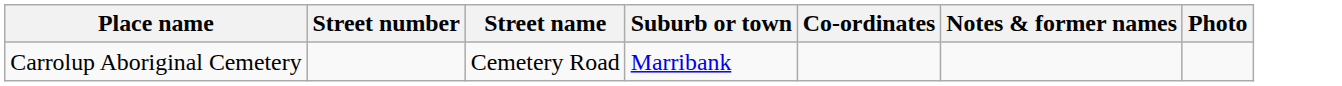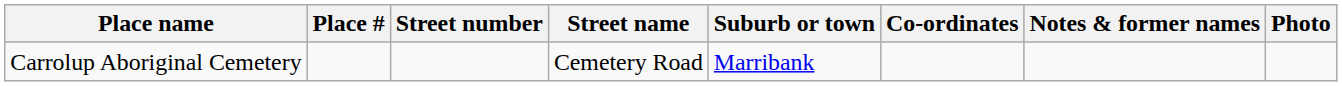+ column: (349, 23)
